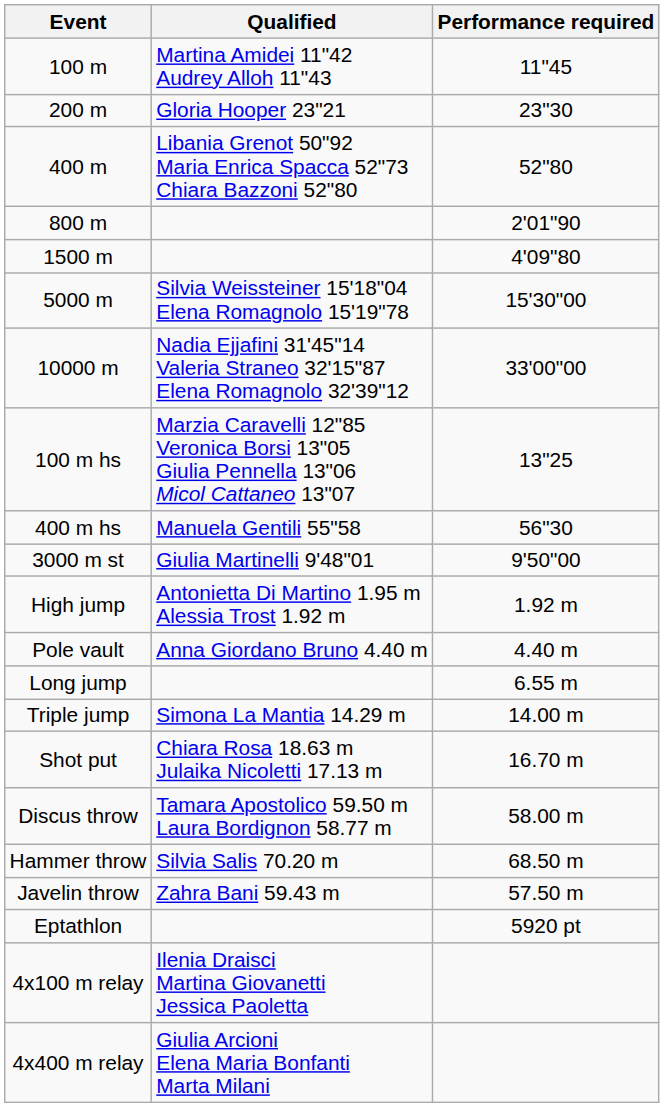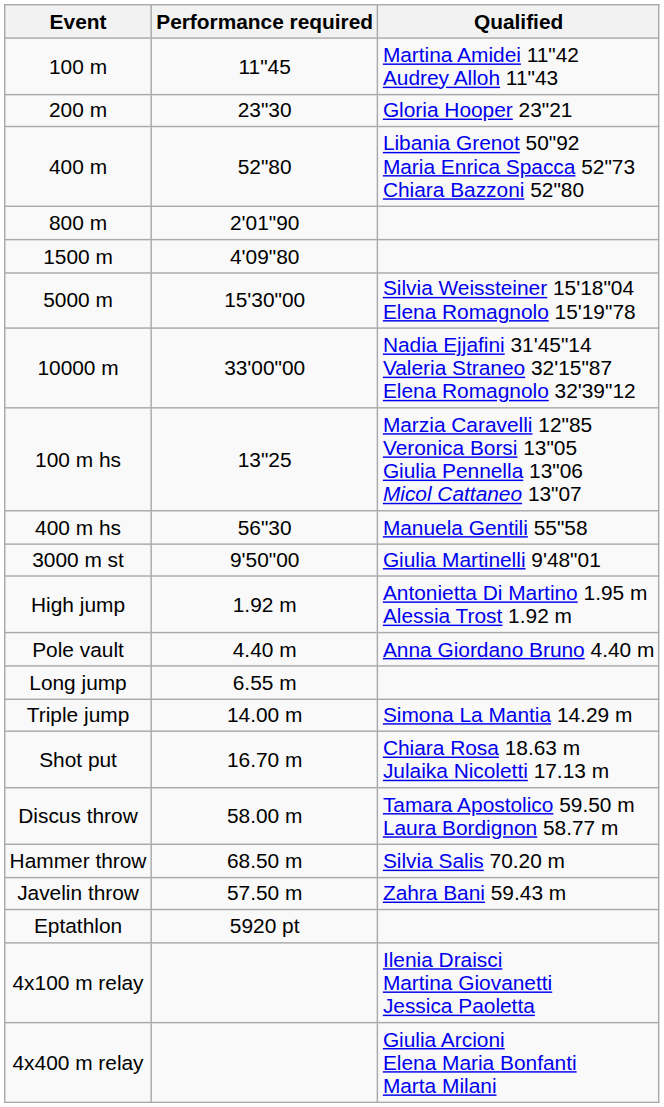columns swapped: (546, 22) <-> (292, 22)
